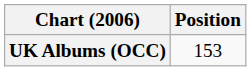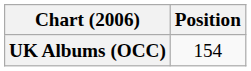(208, 50) 153 -> (208, 50) 154
